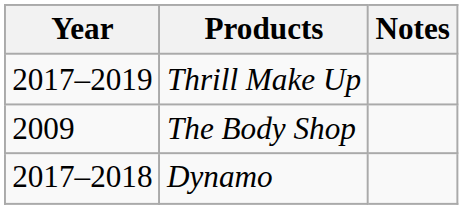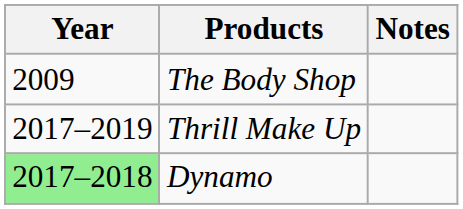rows swapped: (261, 128) <-> (264, 78)
(82, 177) no background -> (82, 177) lightgreen background
